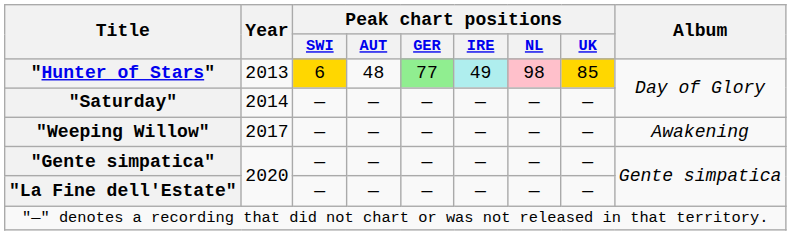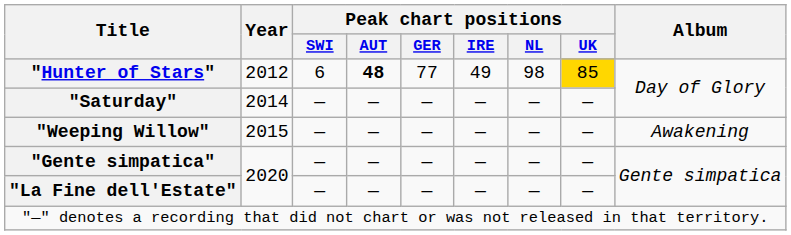(267, 73) 2013 -> (267, 73) 2012
(320, 73) gold background -> (320, 73) no background
(373, 73) normal -> (373, 73) bold
(427, 73) lightgreen background -> (427, 73) no background
(481, 73) paleturquoise background -> (481, 73) no background
(534, 73) pink background -> (534, 73) no background
(267, 132) 2017 -> (267, 132) 2015
